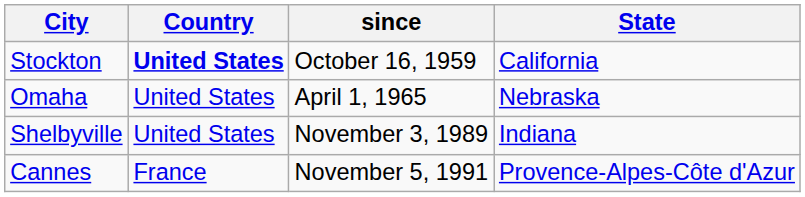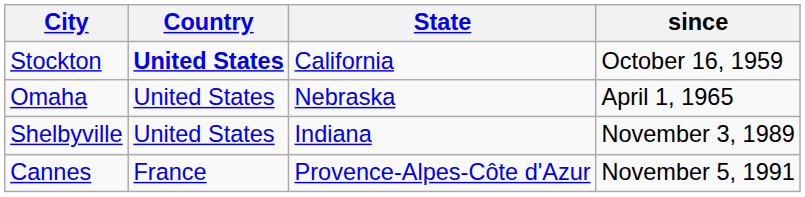columns swapped: (647, 23) <-> (391, 23)
